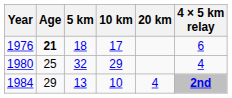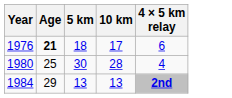- column: (155, 20)
(80, 64) 32 -> (80, 64) 30
(116, 64) 29 -> (116, 64) 28
(116, 83) 10 -> (116, 83) 13
